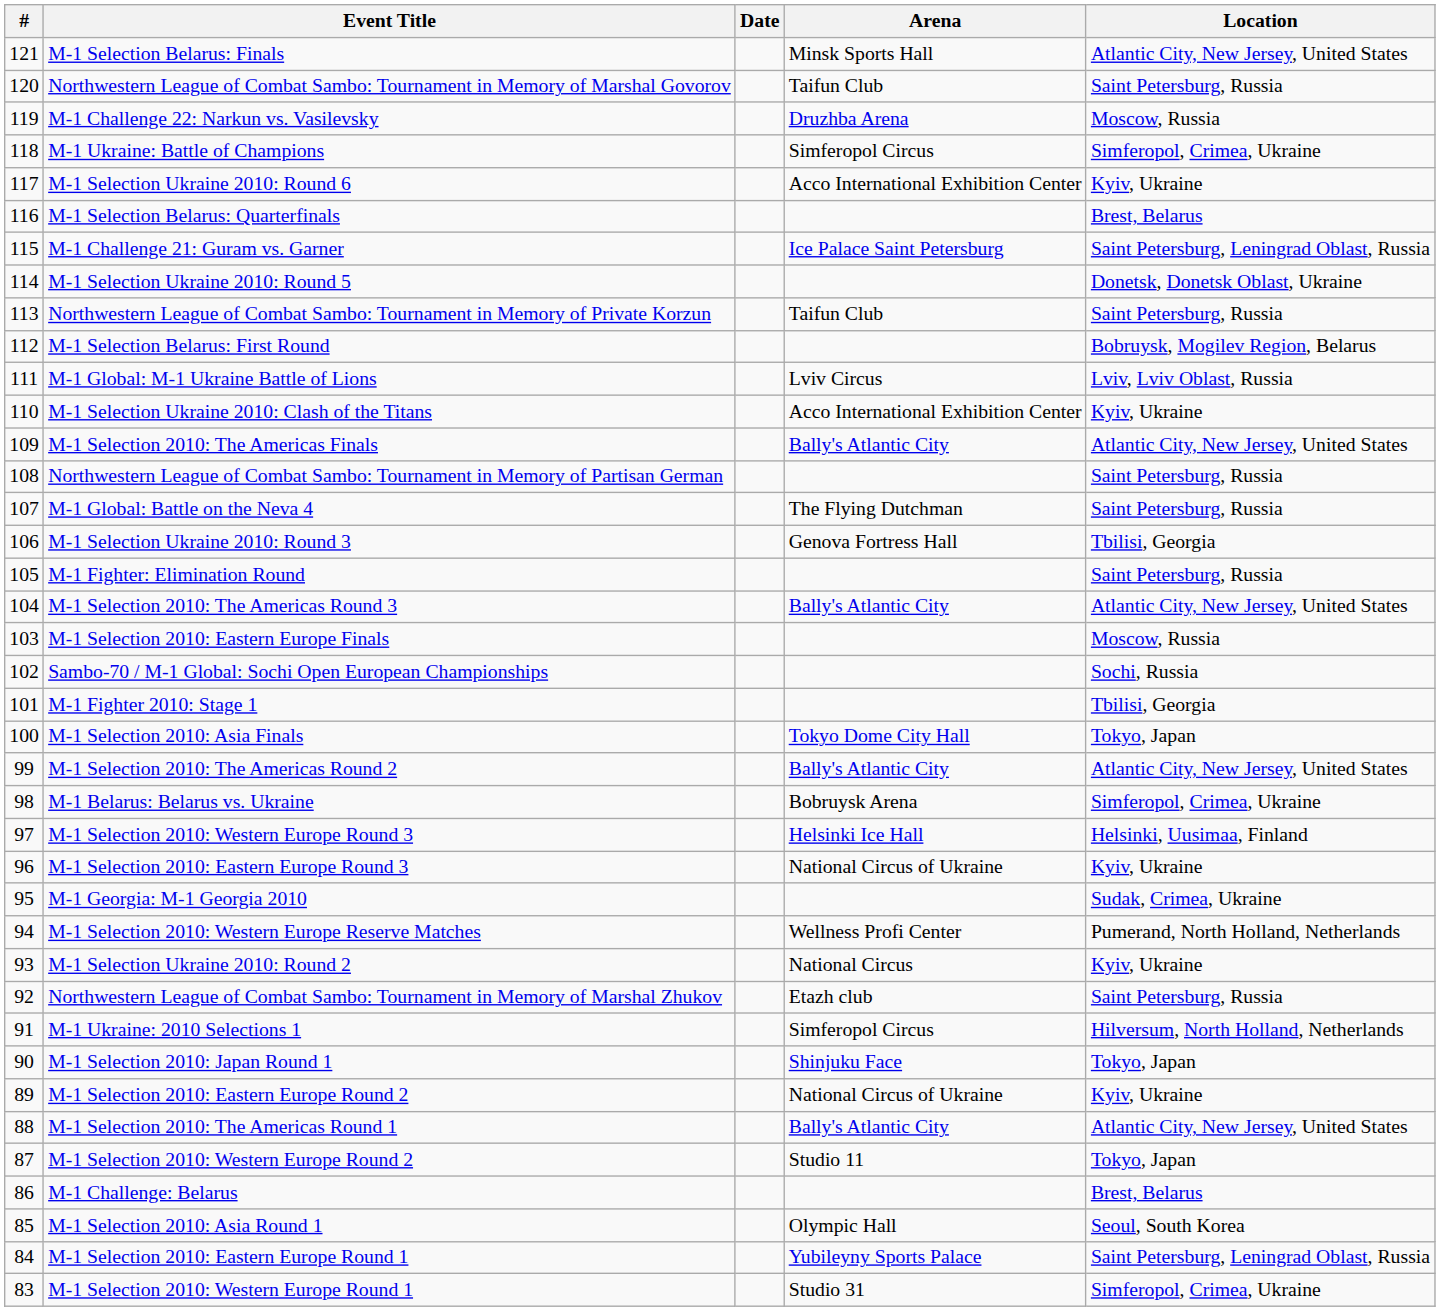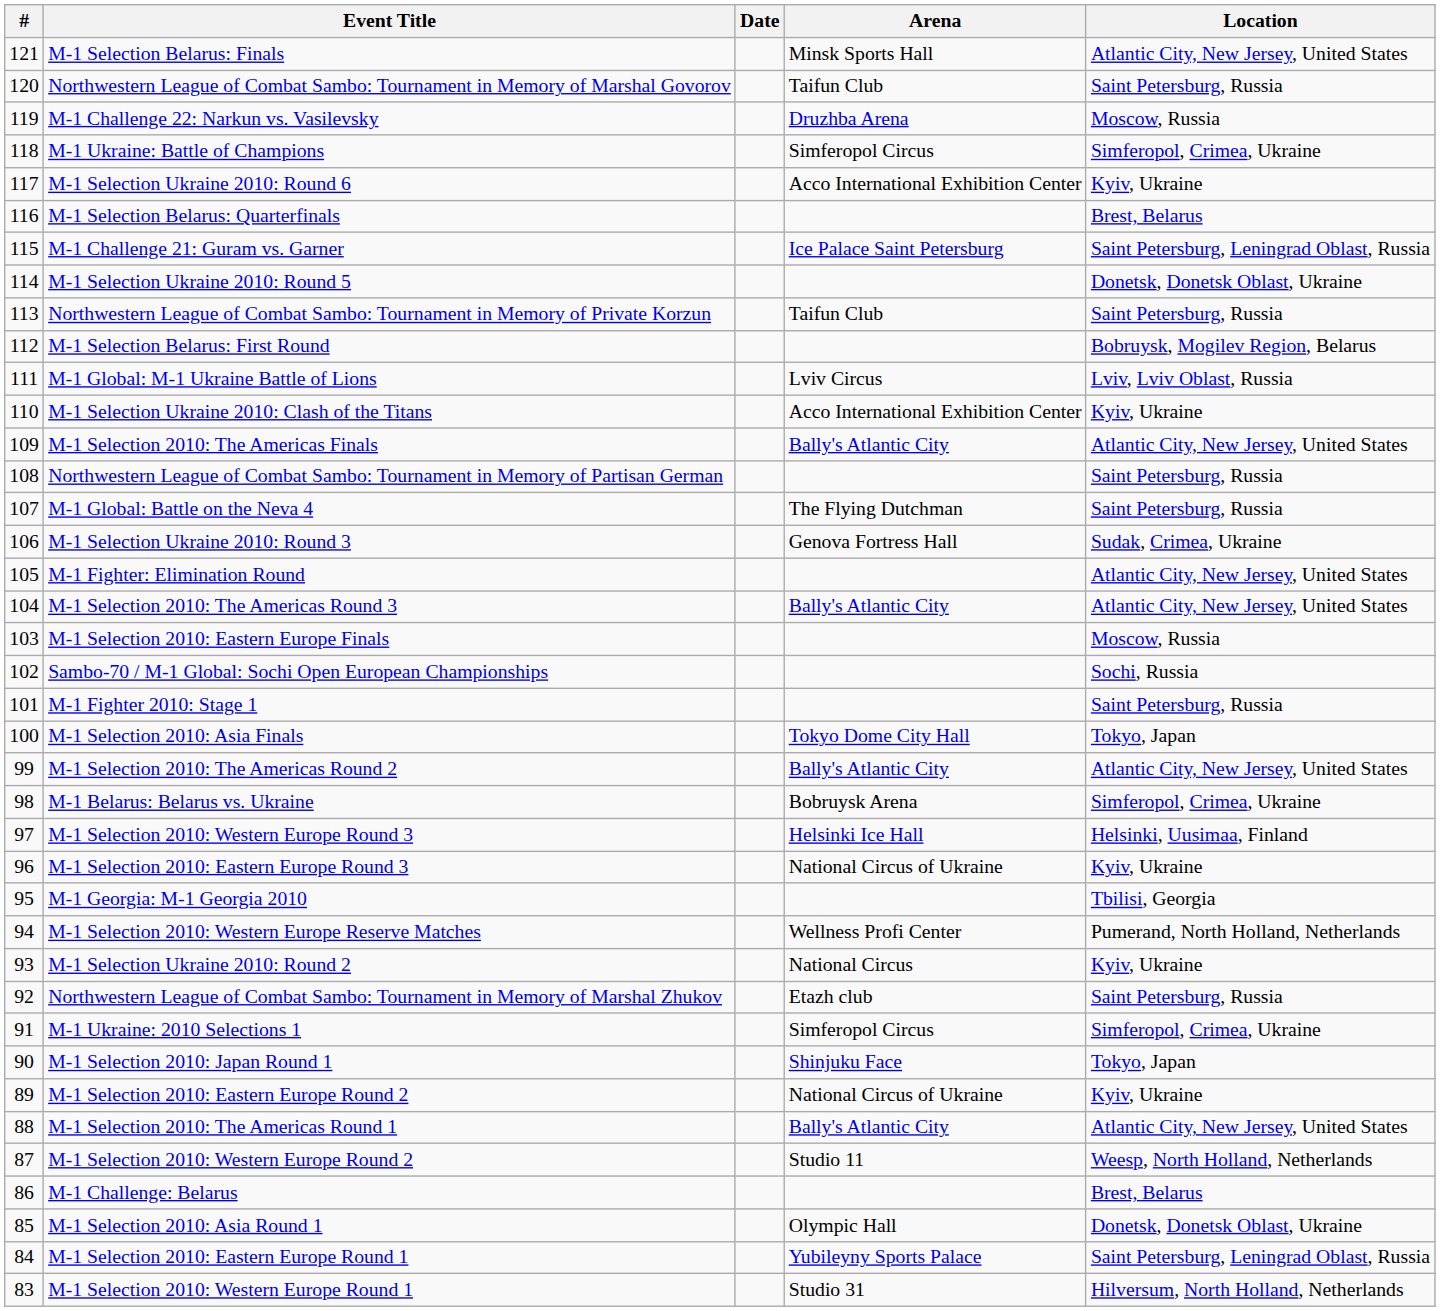(1153, 541) Tbilisi, Georgia -> (1186, 541) Sudak, Crimea, Ukraine
(1187, 574) Saint Petersburg, Russia -> (1249, 574) Atlantic City, New Jersey, United States
(1153, 704) Tbilisi, Georgia -> (1187, 704) Saint Petersburg, Russia
(1186, 899) Sudak, Crimea, Ukraine -> (1153, 899) Tbilisi, Georgia
(1247, 1029) Hilversum, North Holland, Netherlands -> (1206, 1029) Simferopol, Crimea, Ukraine
(1143, 1159) Tokyo, Japan -> (1232, 1159) Weesp, North Holland, Netherlands
(1168, 1225) Seoul, South Korea -> (1226, 1225) Donetsk, Donetsk Oblast, Ukraine
(1206, 1290) Simferopol, Crimea, Ukraine -> (1247, 1290) Hilversum, North Holland, Netherlands
